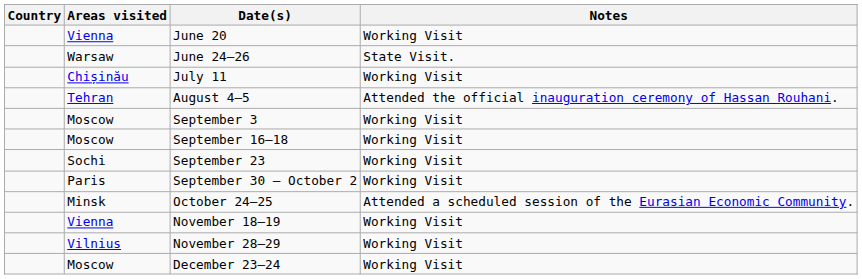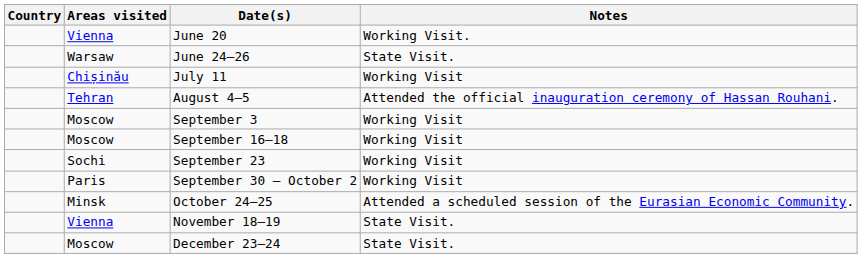(413, 36) Working Visit -> (417, 36) Working Visit.
(413, 223) Working Visit -> (409, 223) State Visit.
- row: (227, 243)
(413, 264) Working Visit -> (409, 243) State Visit.
